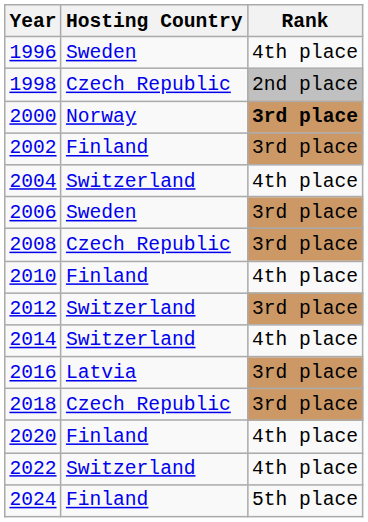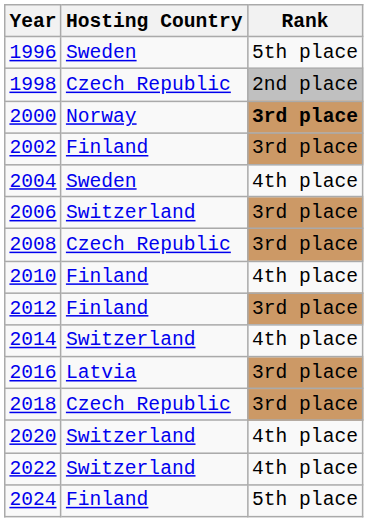(305, 53) 4th place -> (305, 53) 5th place
(131, 181) Switzerland -> (101, 181) Sweden
(101, 213) Sweden -> (131, 213) Switzerland
(131, 309) Switzerland -> (107, 309) Finland
(107, 437) Finland -> (131, 437) Switzerland
